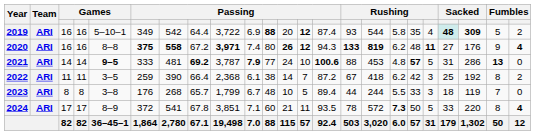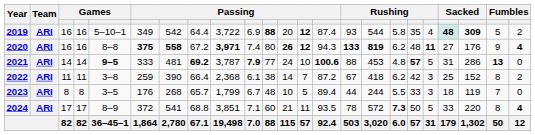(110, 77) 3–5 -> (110, 77) 3–8
(473, 77) 192 -> (473, 77) 152
(110, 92) 3–8 -> (110, 92) 3–5
(199, 107) 67.8 -> (199, 107) 68.8
